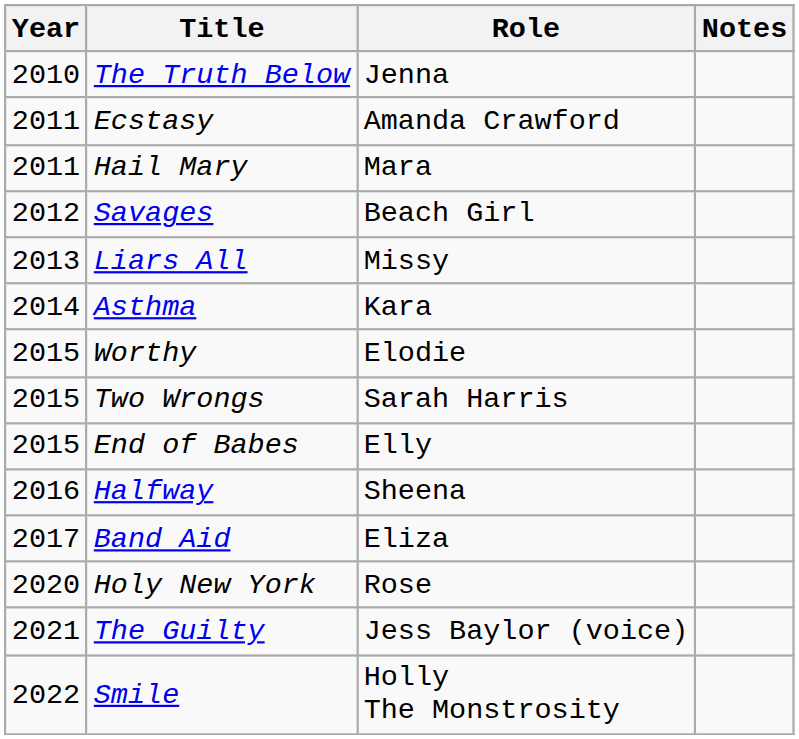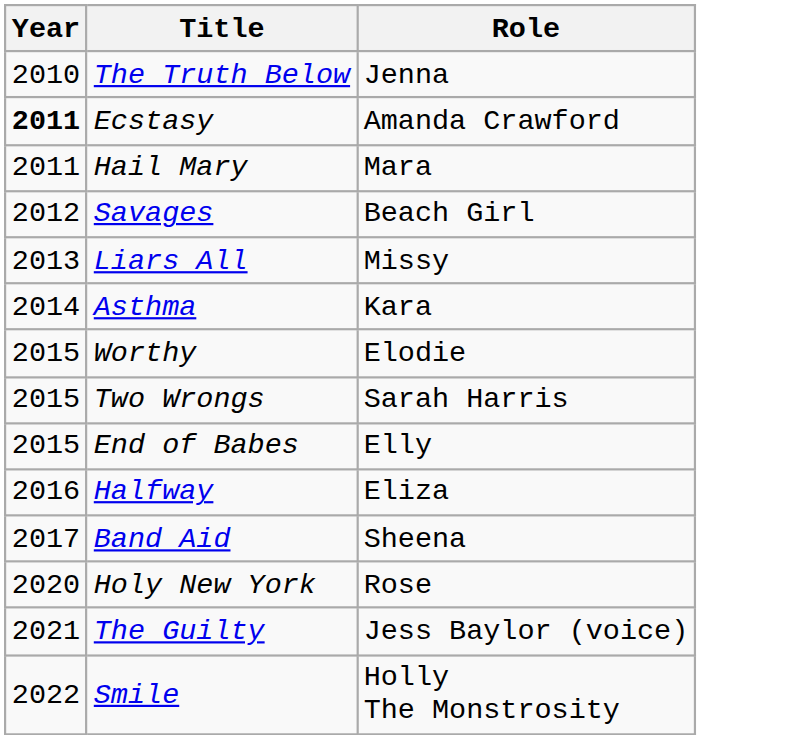- column: (745, 28)
(46, 121) normal -> (46, 121) bold
(415, 492) Sheena -> (406, 492) Eliza
(406, 539) Eliza -> (415, 539) Sheena
